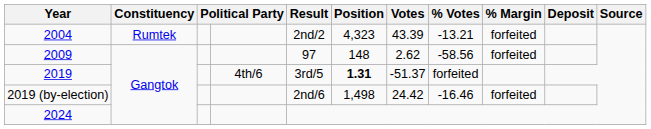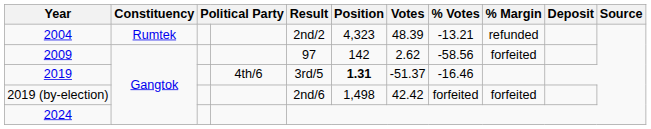(408, 34) 43.39 -> (408, 34) 48.39
(514, 34) forfeited -> (514, 34) refunded
(359, 54) 148 -> (359, 54) 142
(456, 74) forfeited -> (456, 74) -16.46
(408, 94) 24.42 -> (408, 94) 42.42
(456, 94) -16.46 -> (456, 94) forfeited
